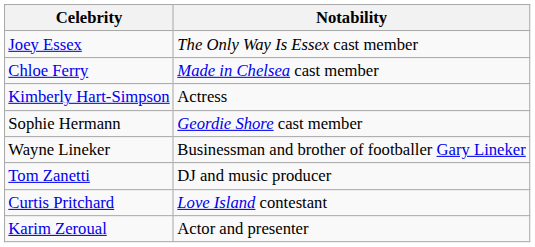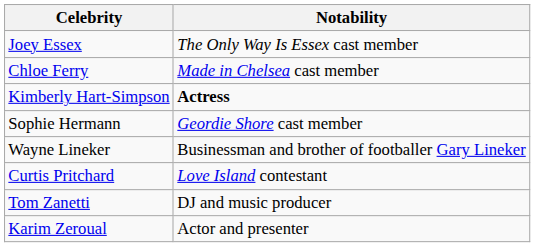(202, 96) normal -> (204, 96) bold
rows swapped: (61, 202) <-> (49, 176)
